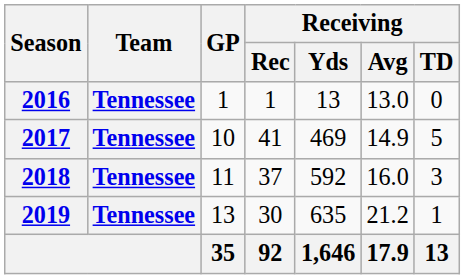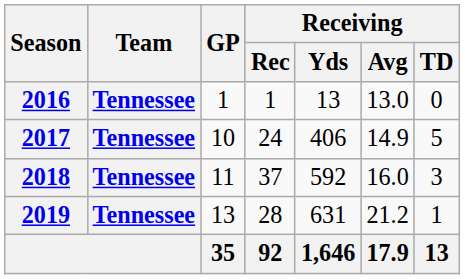(270, 138) 41 -> (270, 138) 24
(328, 138) 469 -> (328, 138) 406
(270, 215) 30 -> (270, 215) 28
(328, 215) 635 -> (328, 215) 631
